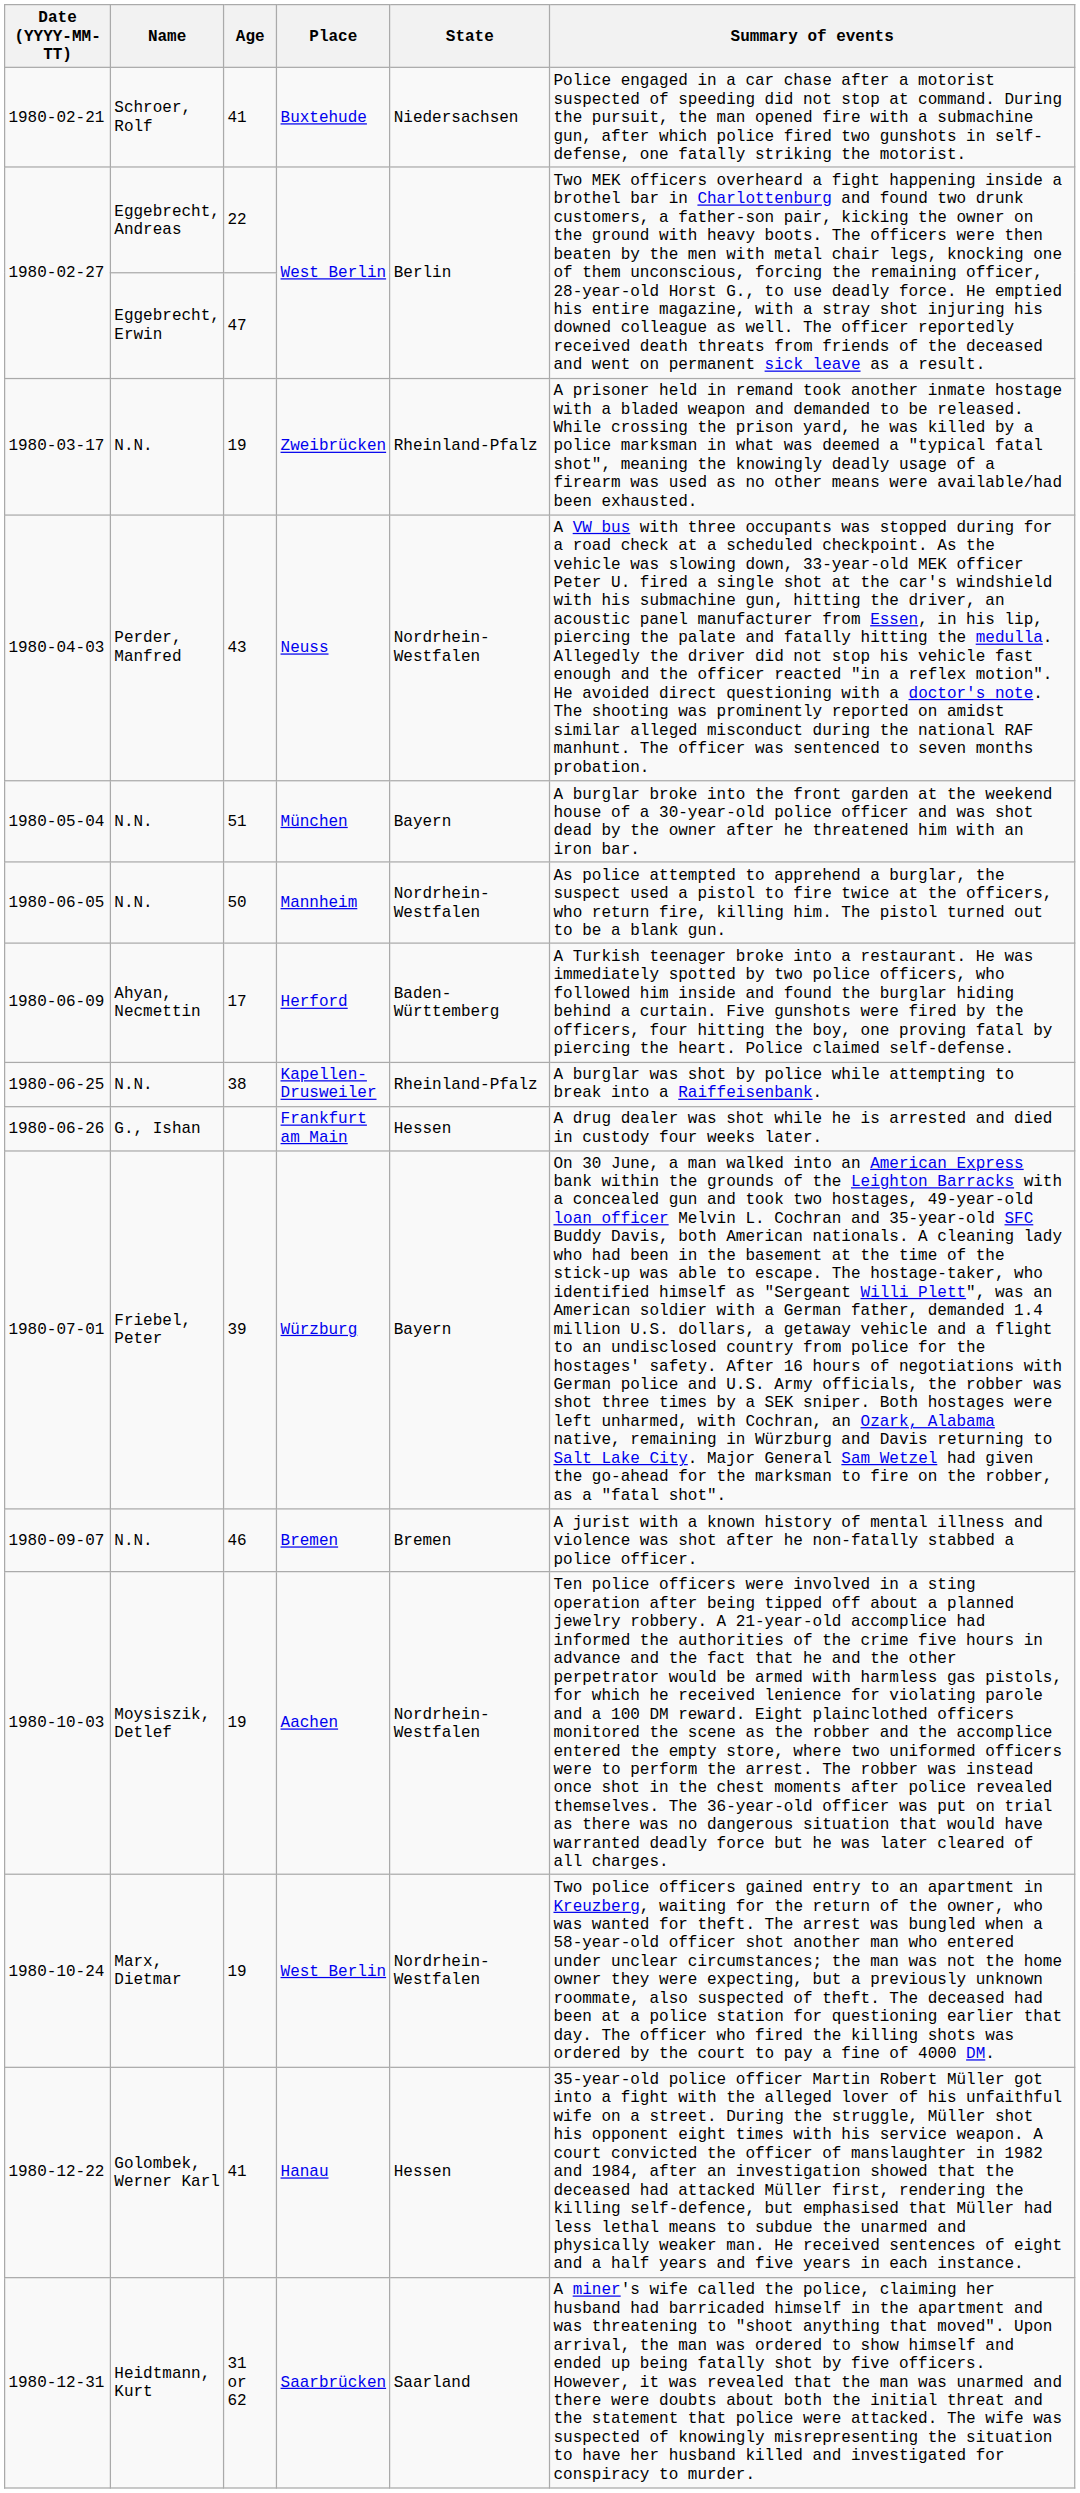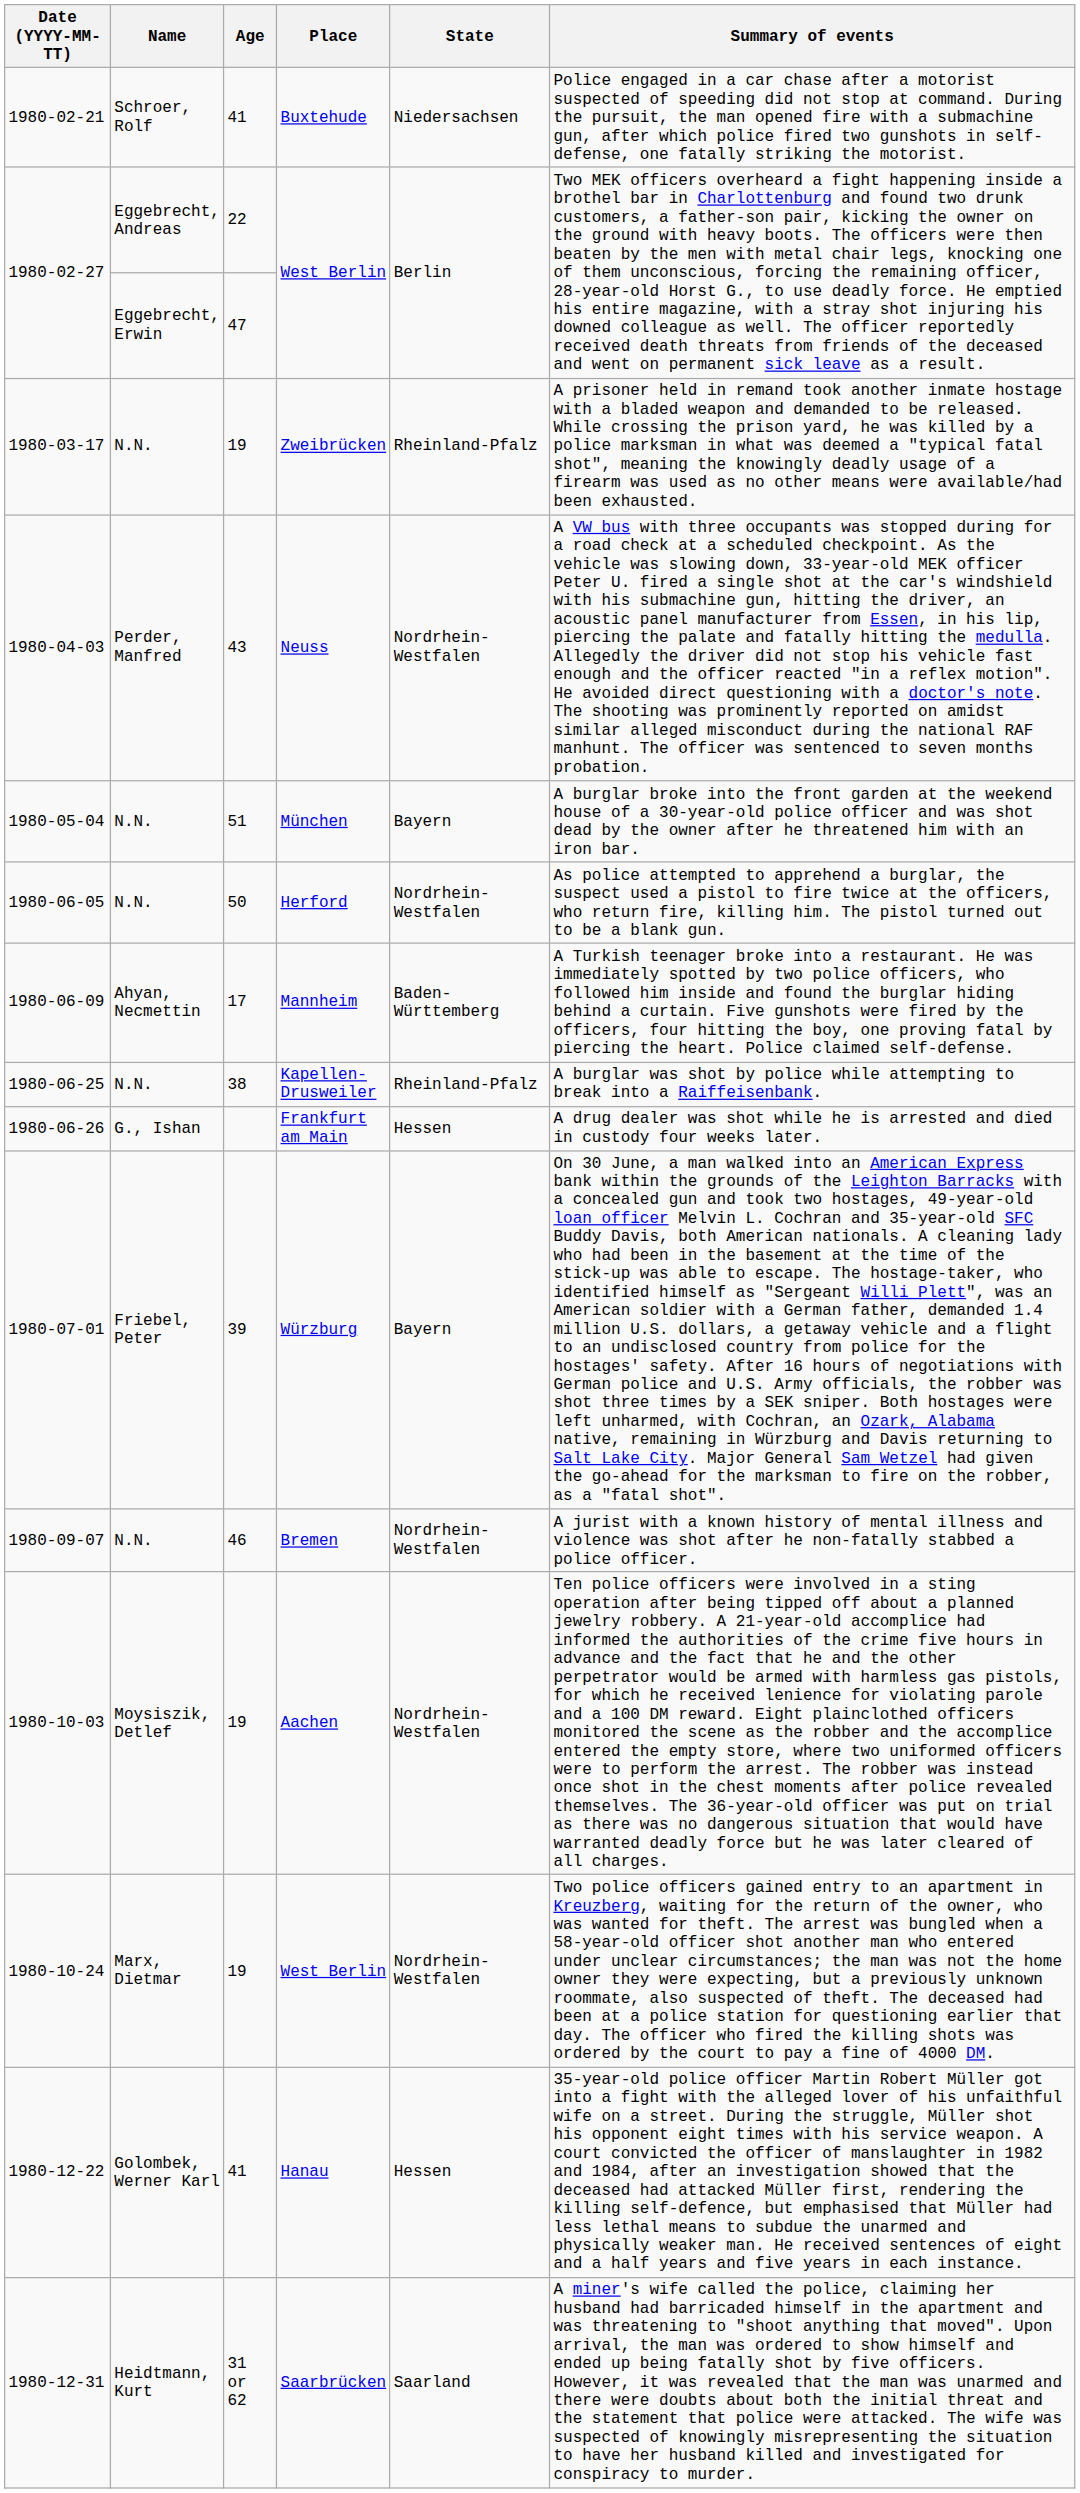(319, 903) Mannheim -> (314, 903) Herford
(314, 1003) Herford -> (319, 1003) Mannheim
(423, 1540) Bremen -> (442, 1540) Nordrhein-Westfalen
